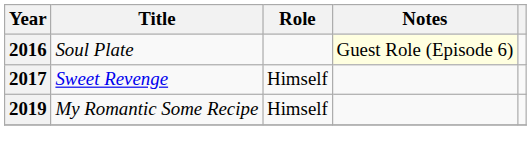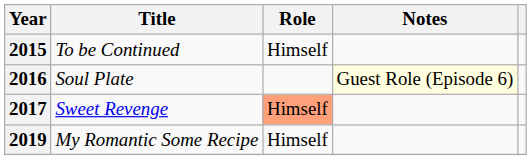+ row: (28, 49)
(297, 79) no background -> (297, 109) lightsalmon background
